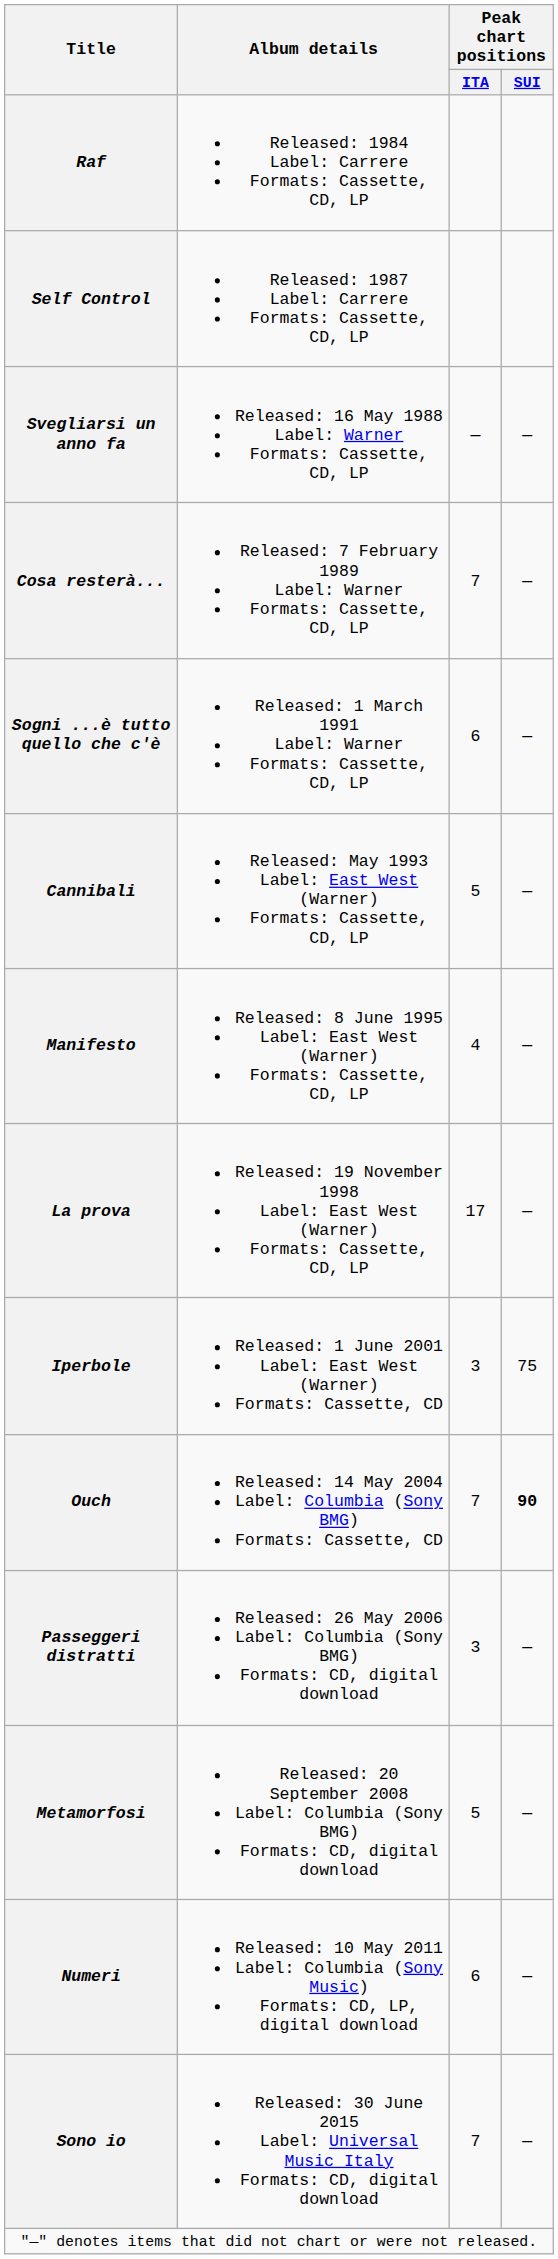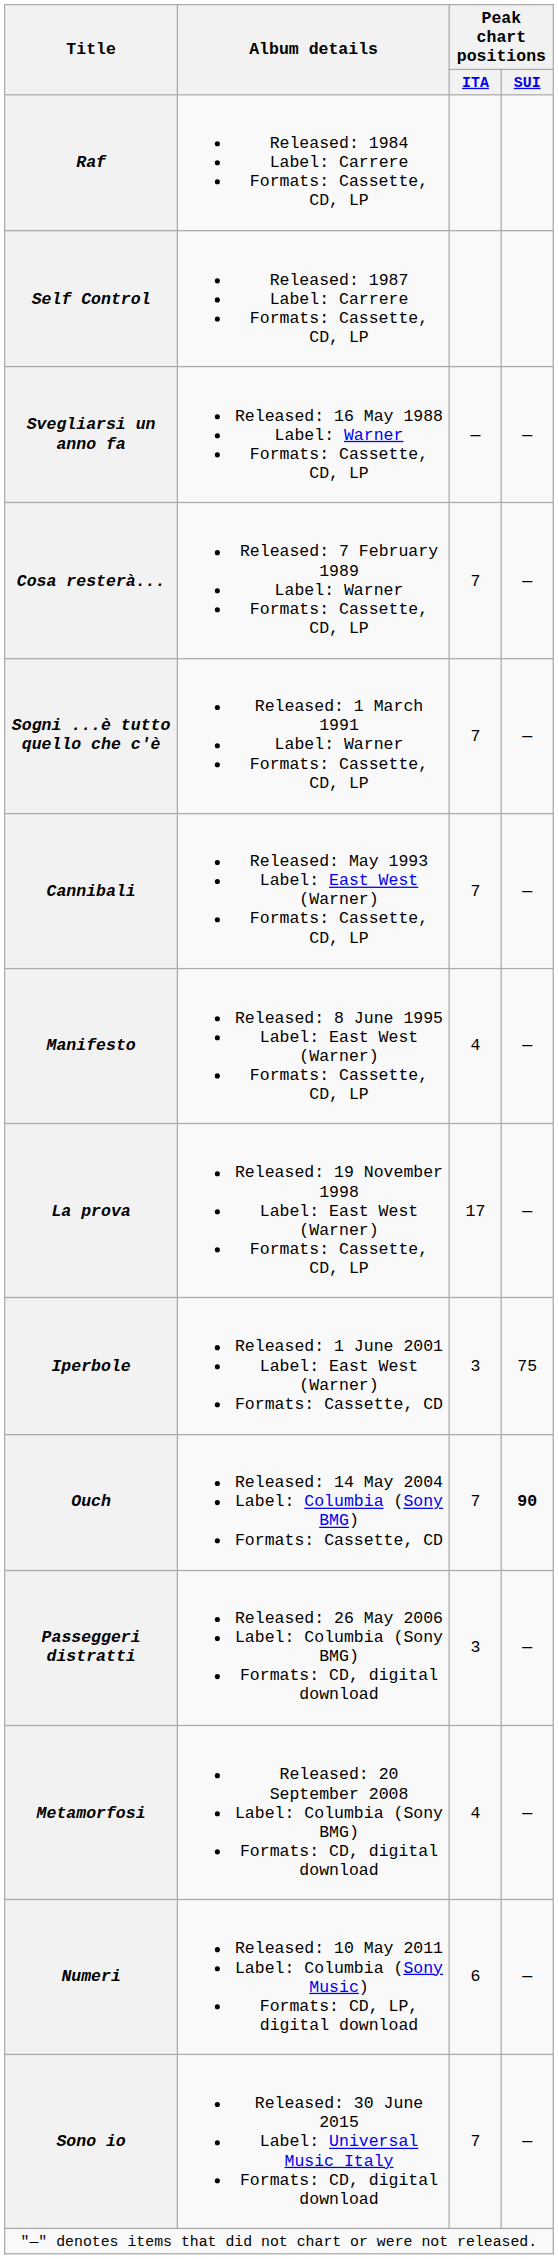(475, 736) 6 -> (475, 736) 7
(475, 891) 5 -> (475, 891) 7
(475, 1812) 5 -> (475, 1812) 4
